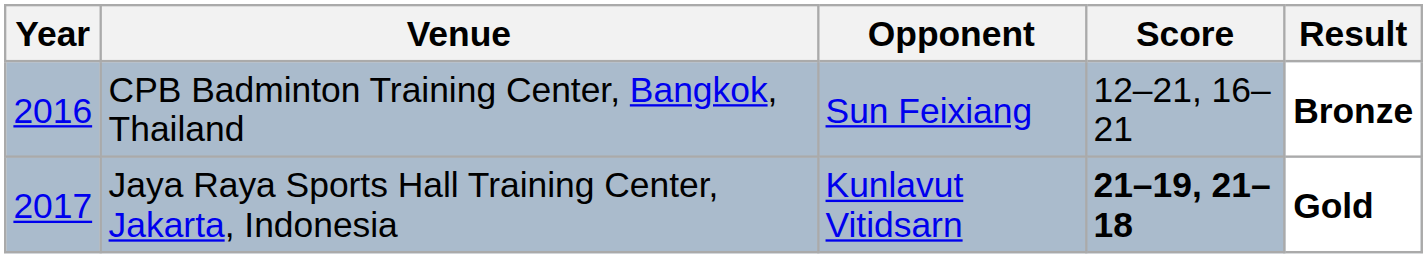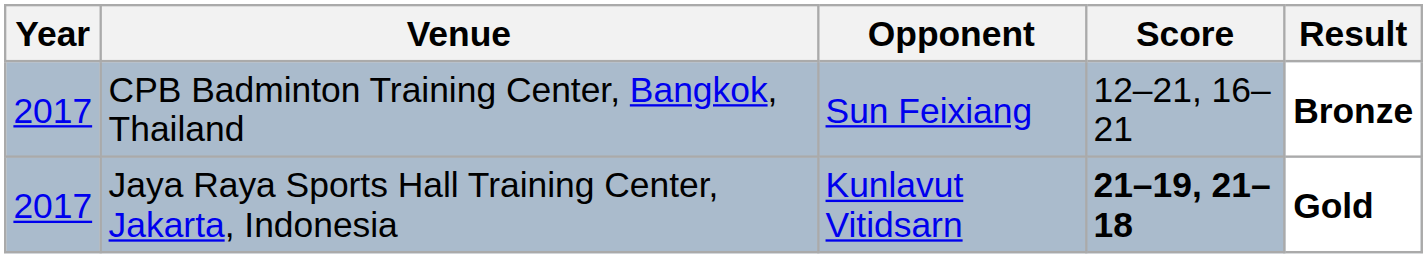(53, 109) 2016 -> (53, 109) 2017
